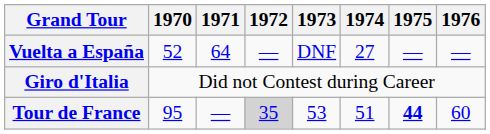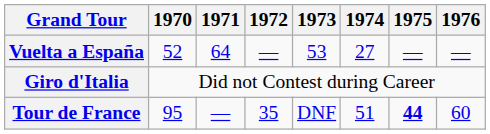(317, 50) DNF -> (317, 50) 53
(269, 112) lightgrey background -> (269, 112) no background
(317, 112) 53 -> (317, 112) DNF
